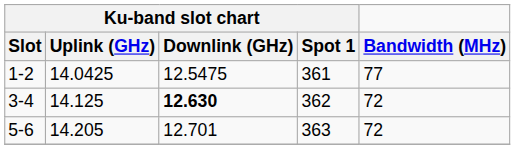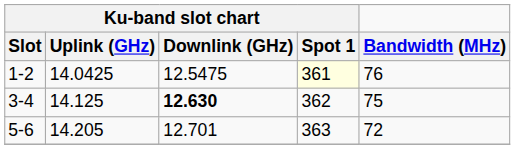(316, 74) no background -> (316, 74) lightyellow background
(373, 74) 77 -> (373, 74) 76
(373, 102) 72 -> (373, 102) 75
